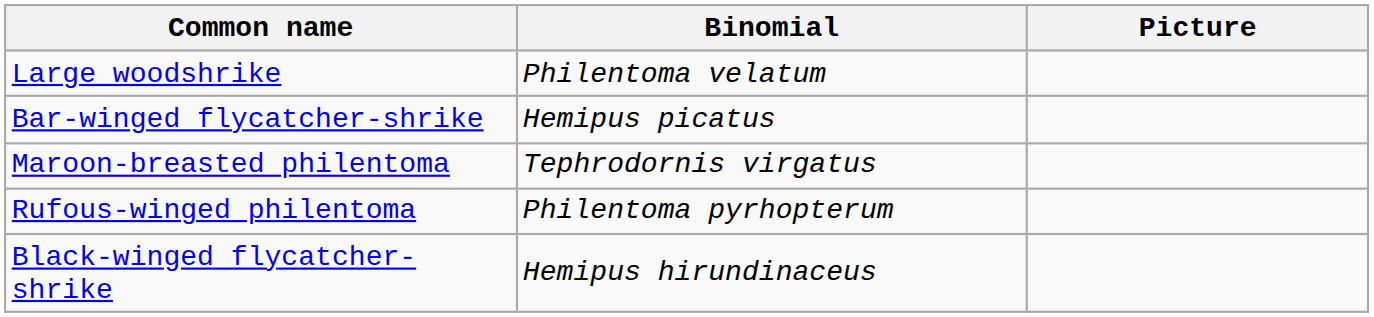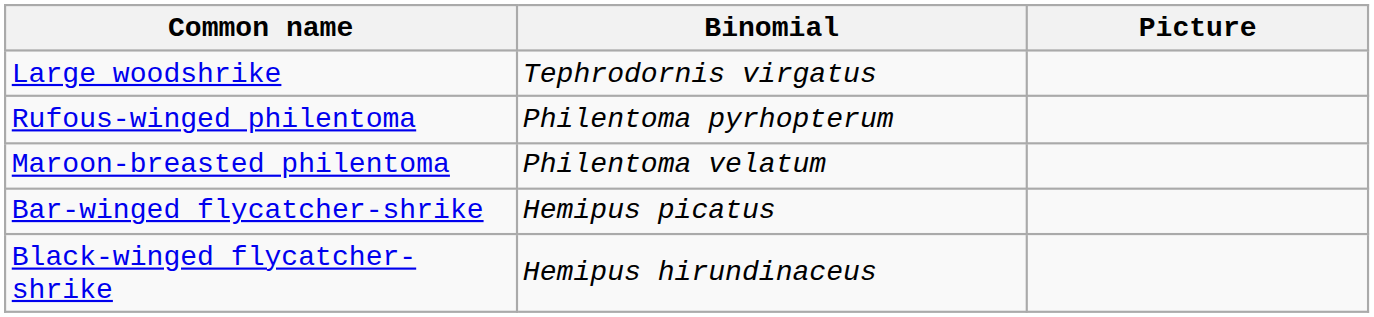(675, 74) Philentoma velatum -> (700, 74) Tephrodornis virgatus
rows swapped: (214, 211) <-> (248, 119)
(700, 165) Tephrodornis virgatus -> (675, 165) Philentoma velatum
